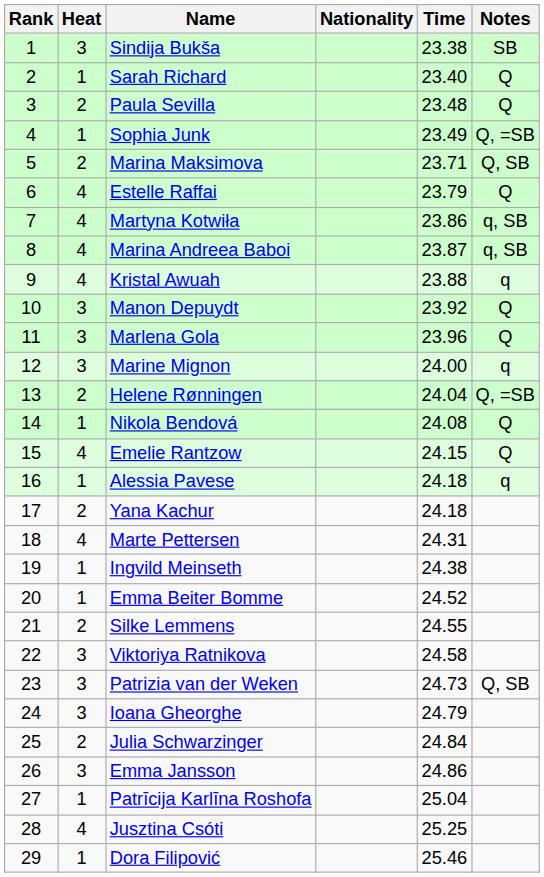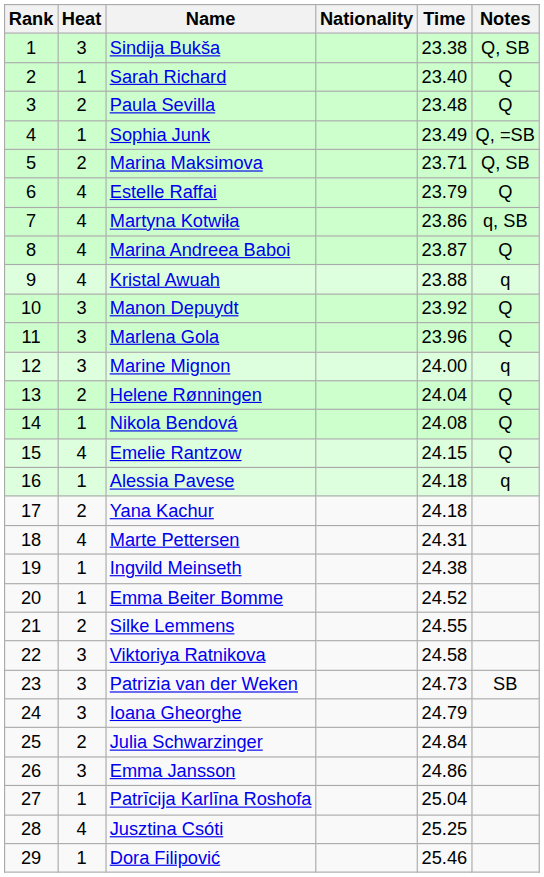(505, 47) SB -> (505, 47) Q, SB
(505, 250) q, SB -> (505, 250) Q
(505, 395) Q, =SB -> (505, 395) Q
(505, 684) Q, SB -> (505, 684) SB
